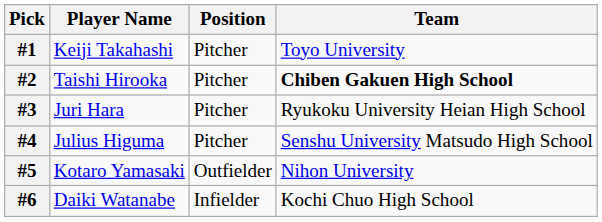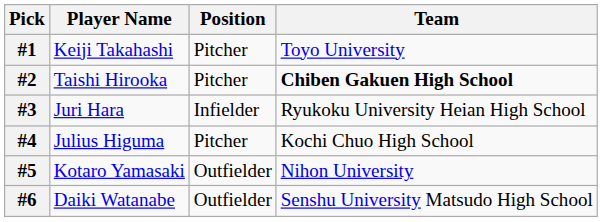(221, 110) Pitcher -> (226, 110) Infielder
(437, 140) Senshu University Matsudo High School -> (377, 140) Kochi Chuo High School
(226, 200) Infielder -> (233, 200) Outfielder
(377, 200) Kochi Chuo High School -> (437, 200) Senshu University Matsudo High School
